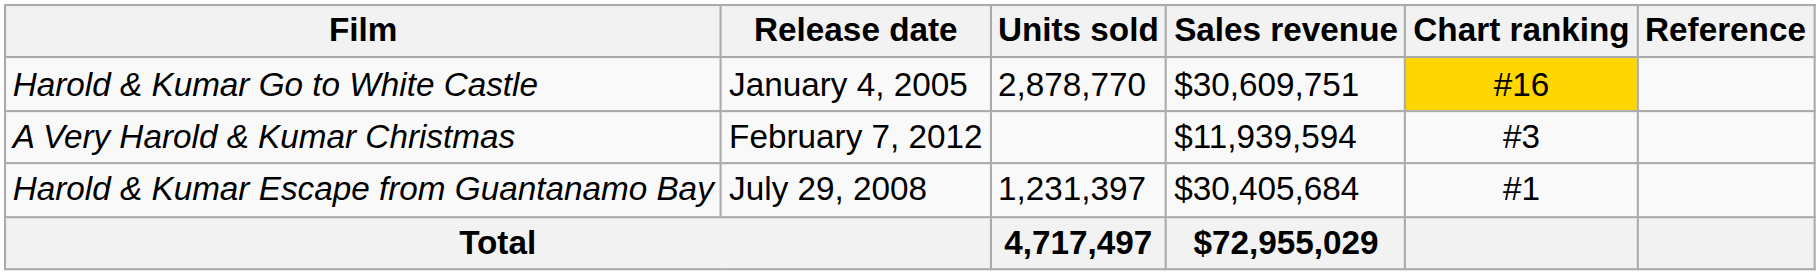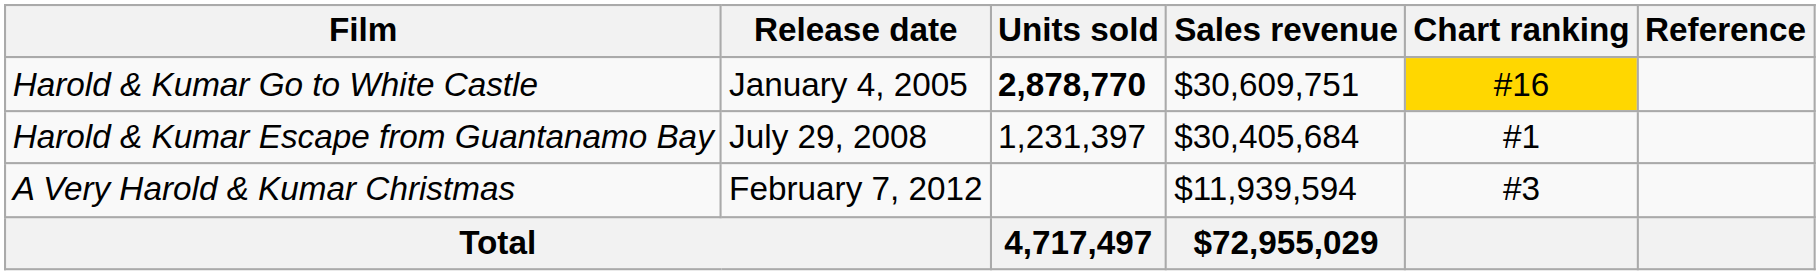(1072, 83) normal -> (1072, 83) bold
rows swapped: (363, 189) <-> (264, 136)
